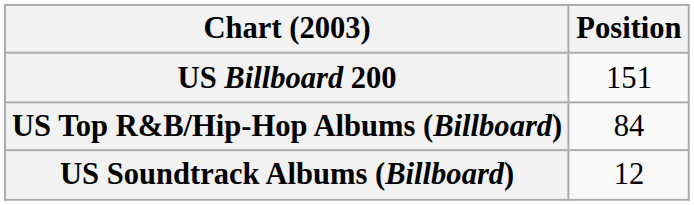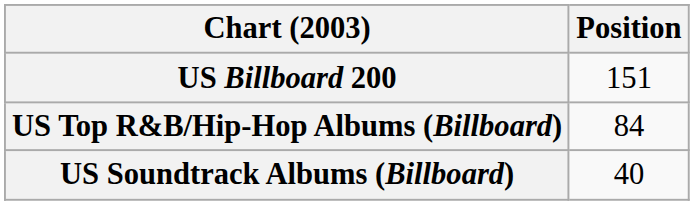(629, 174) 12 -> (629, 174) 40
